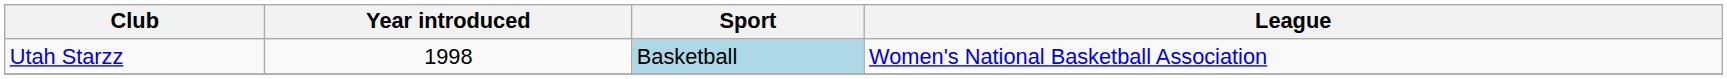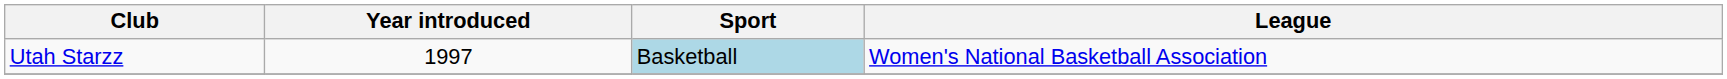(448, 56) 1998 -> (448, 56) 1997
